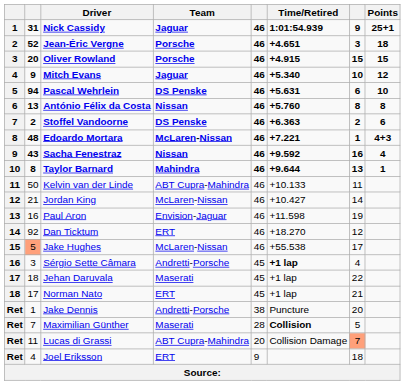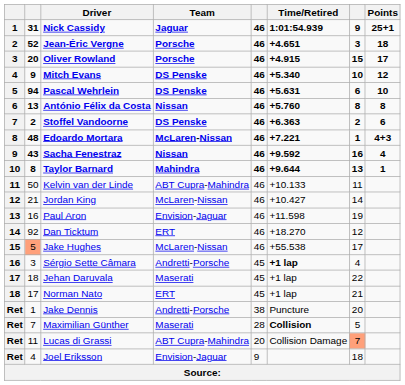(383, 59) 15 -> (383, 59) 17
(172, 74) Jaguar -> (181, 74) DS Penske
(165, 356) ERT -> (191, 356) Envision-Jaguar
